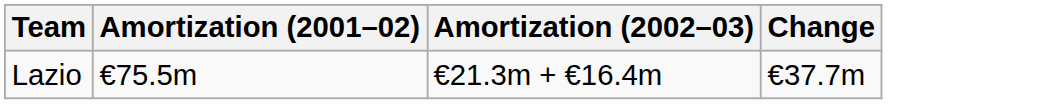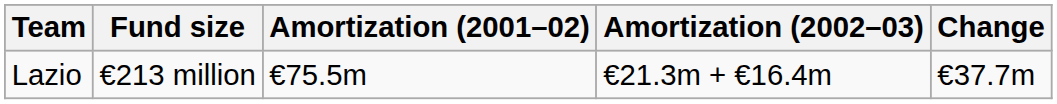+ column: (178, 27)
